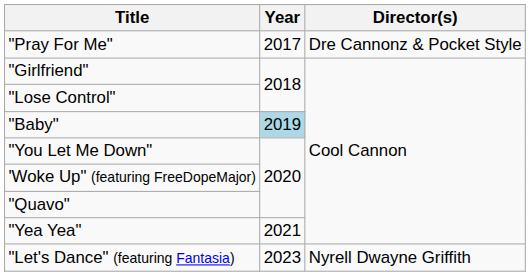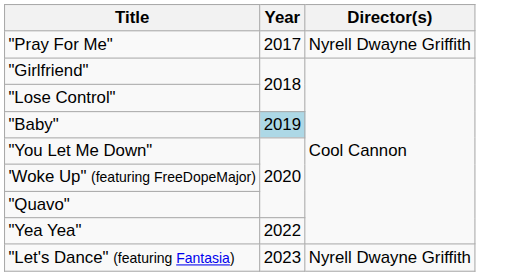(415, 44) Dre Cannonz & Pocket Style -> (390, 44) Nyrell Dwayne Griffith
(282, 230) 2021 -> (282, 230) 2022
